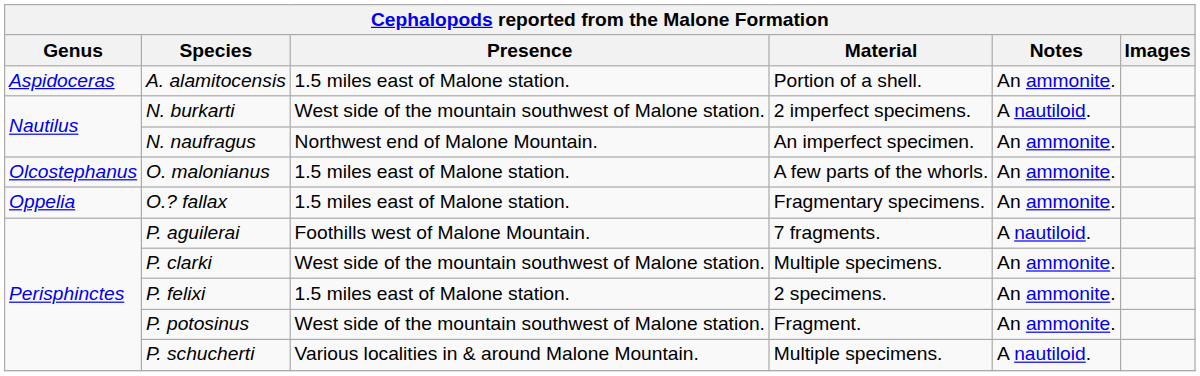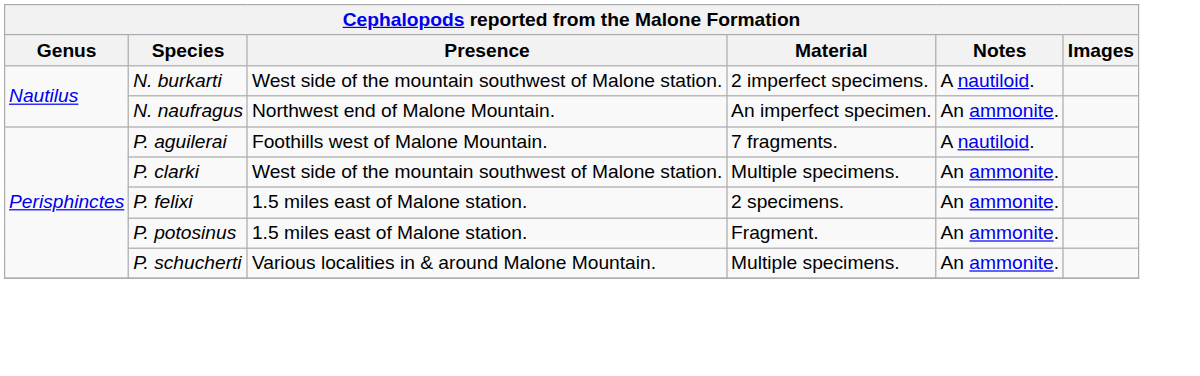- row: (216, 80)
- row: (208, 171)
- row: (187, 202)
(530, 324) West side of the mountain southwest of Malone station. -> (390, 232) 1.5 miles east of Malone station.
(1044, 354) A nautiloid. -> (1000, 263) An ammonite.
